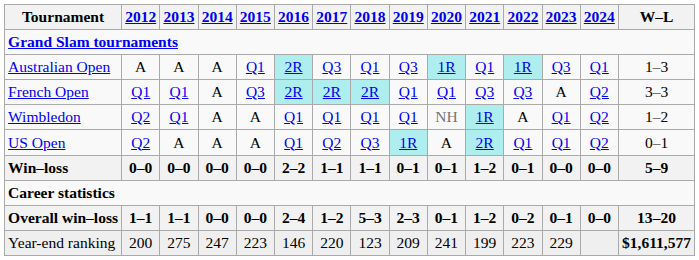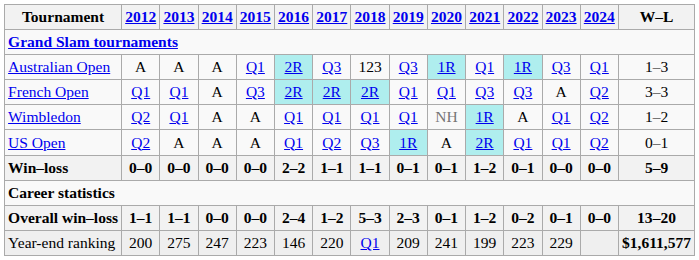(370, 66) Q1 -> (370, 66) 123
(370, 243) 123 -> (370, 243) Q1
